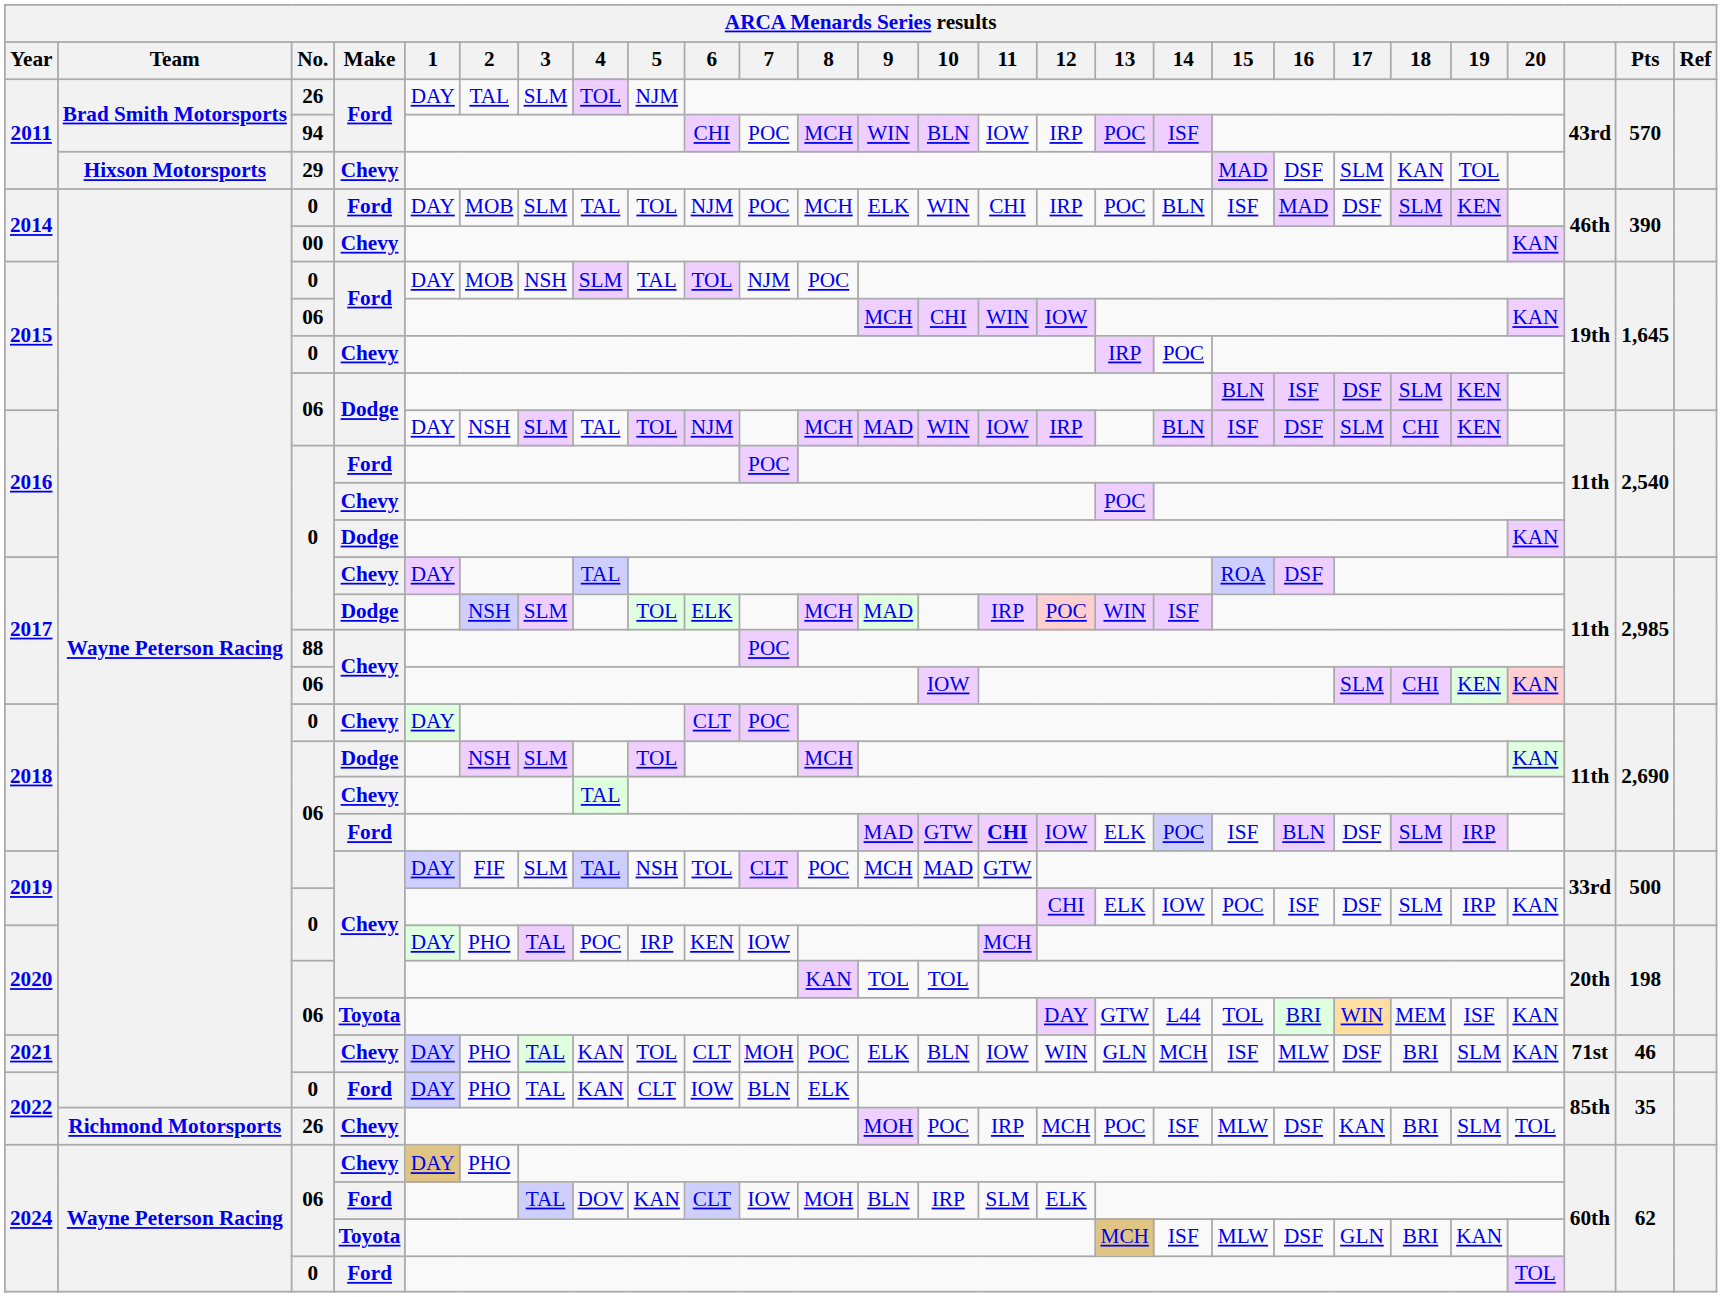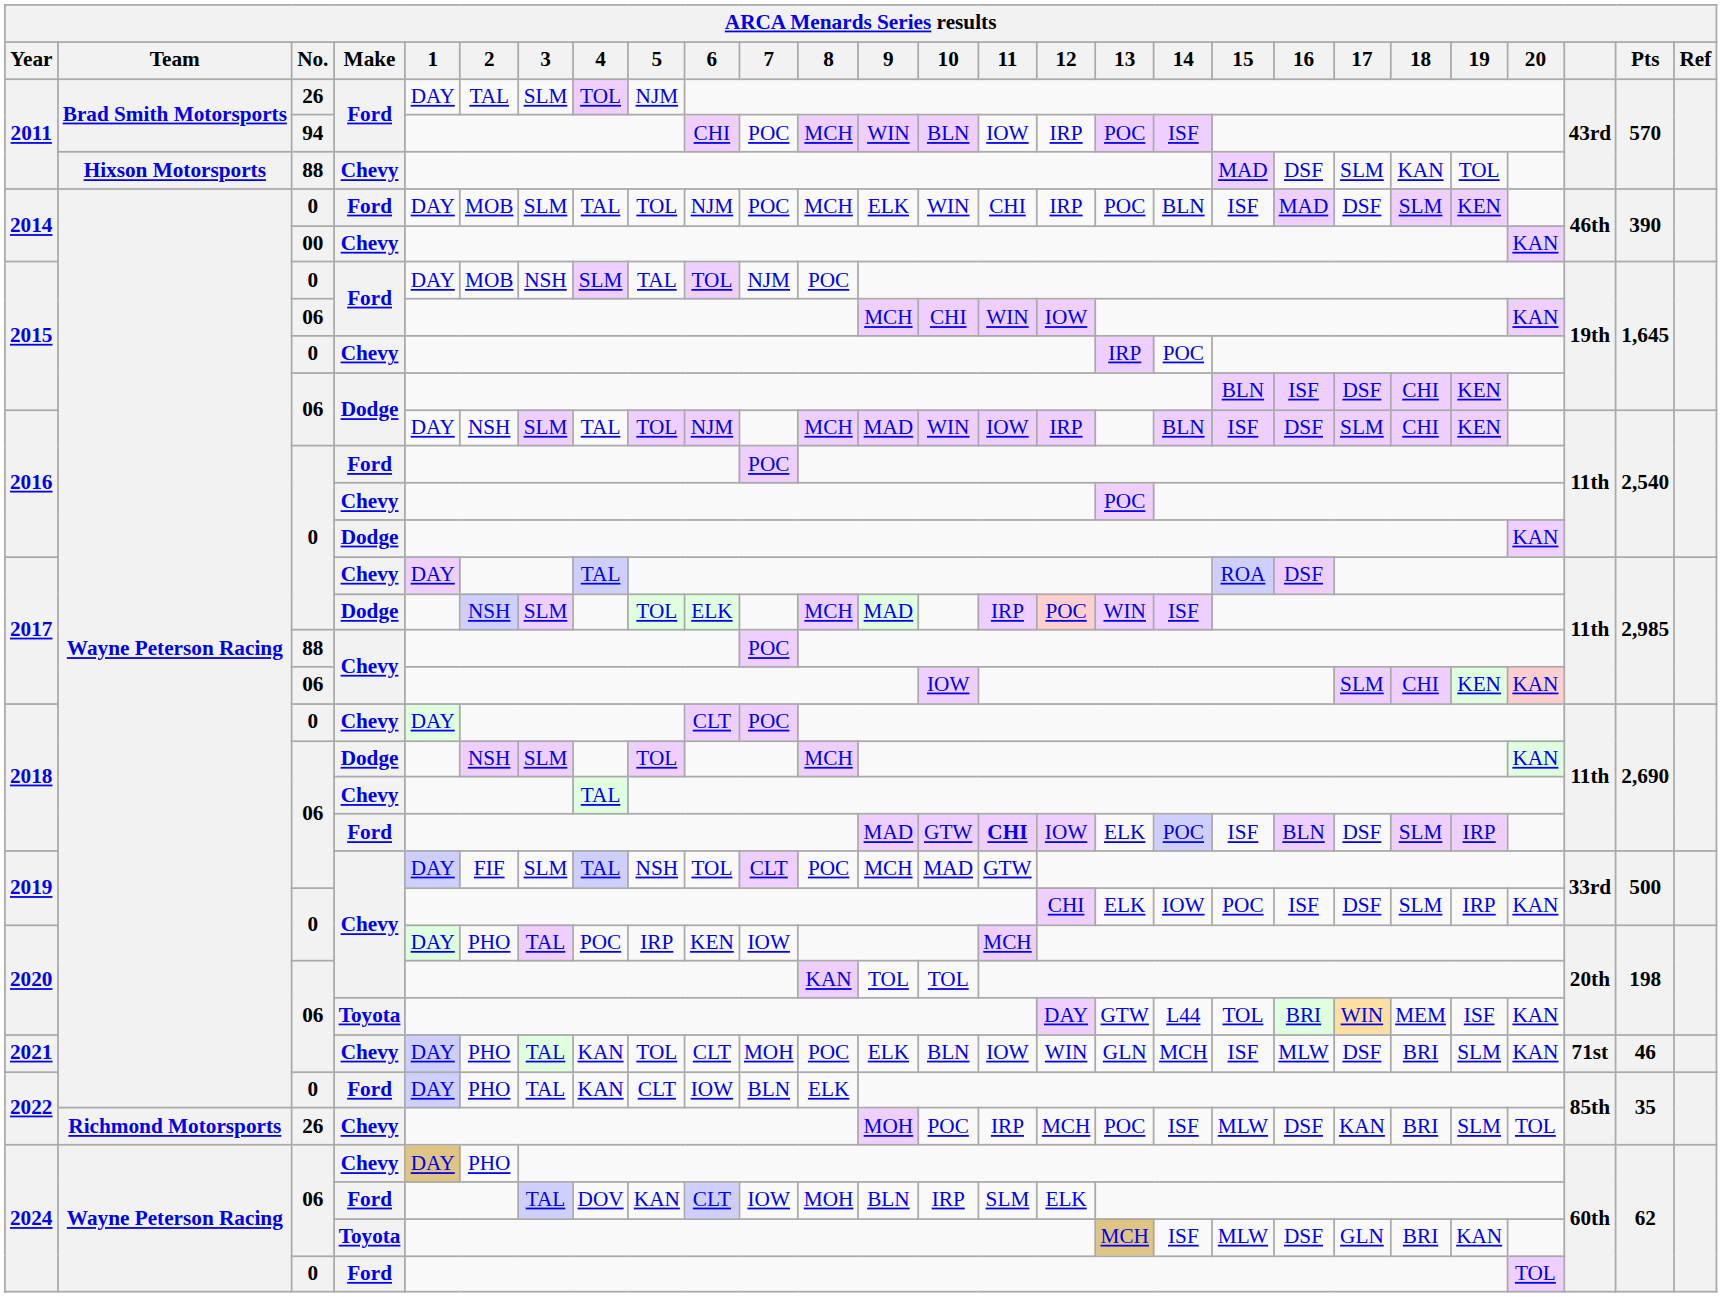(313, 170) 29 -> (313, 170) 88
(1421, 390) SLM -> (1421, 390) CHI
